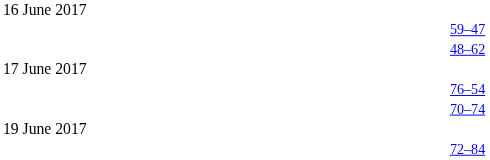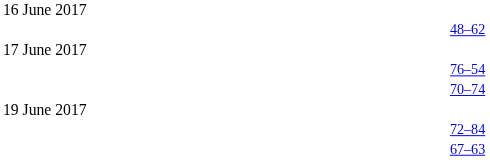- row: (195, 30)
+ row: (195, 149)
